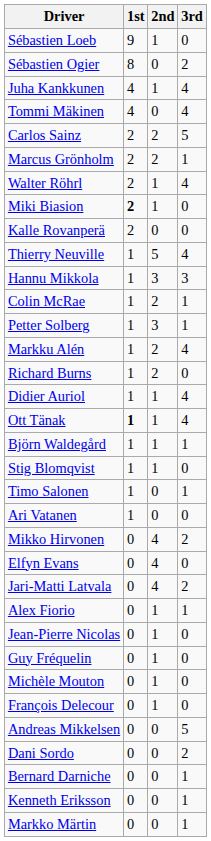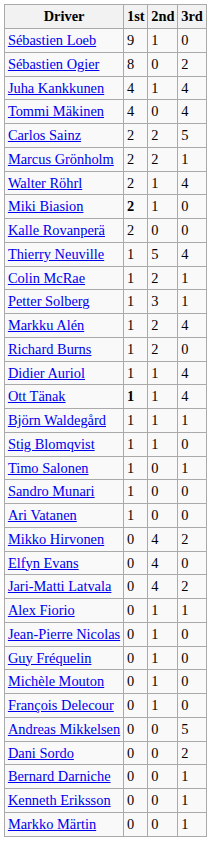- row: (53, 278)
+ row: (51, 491)
